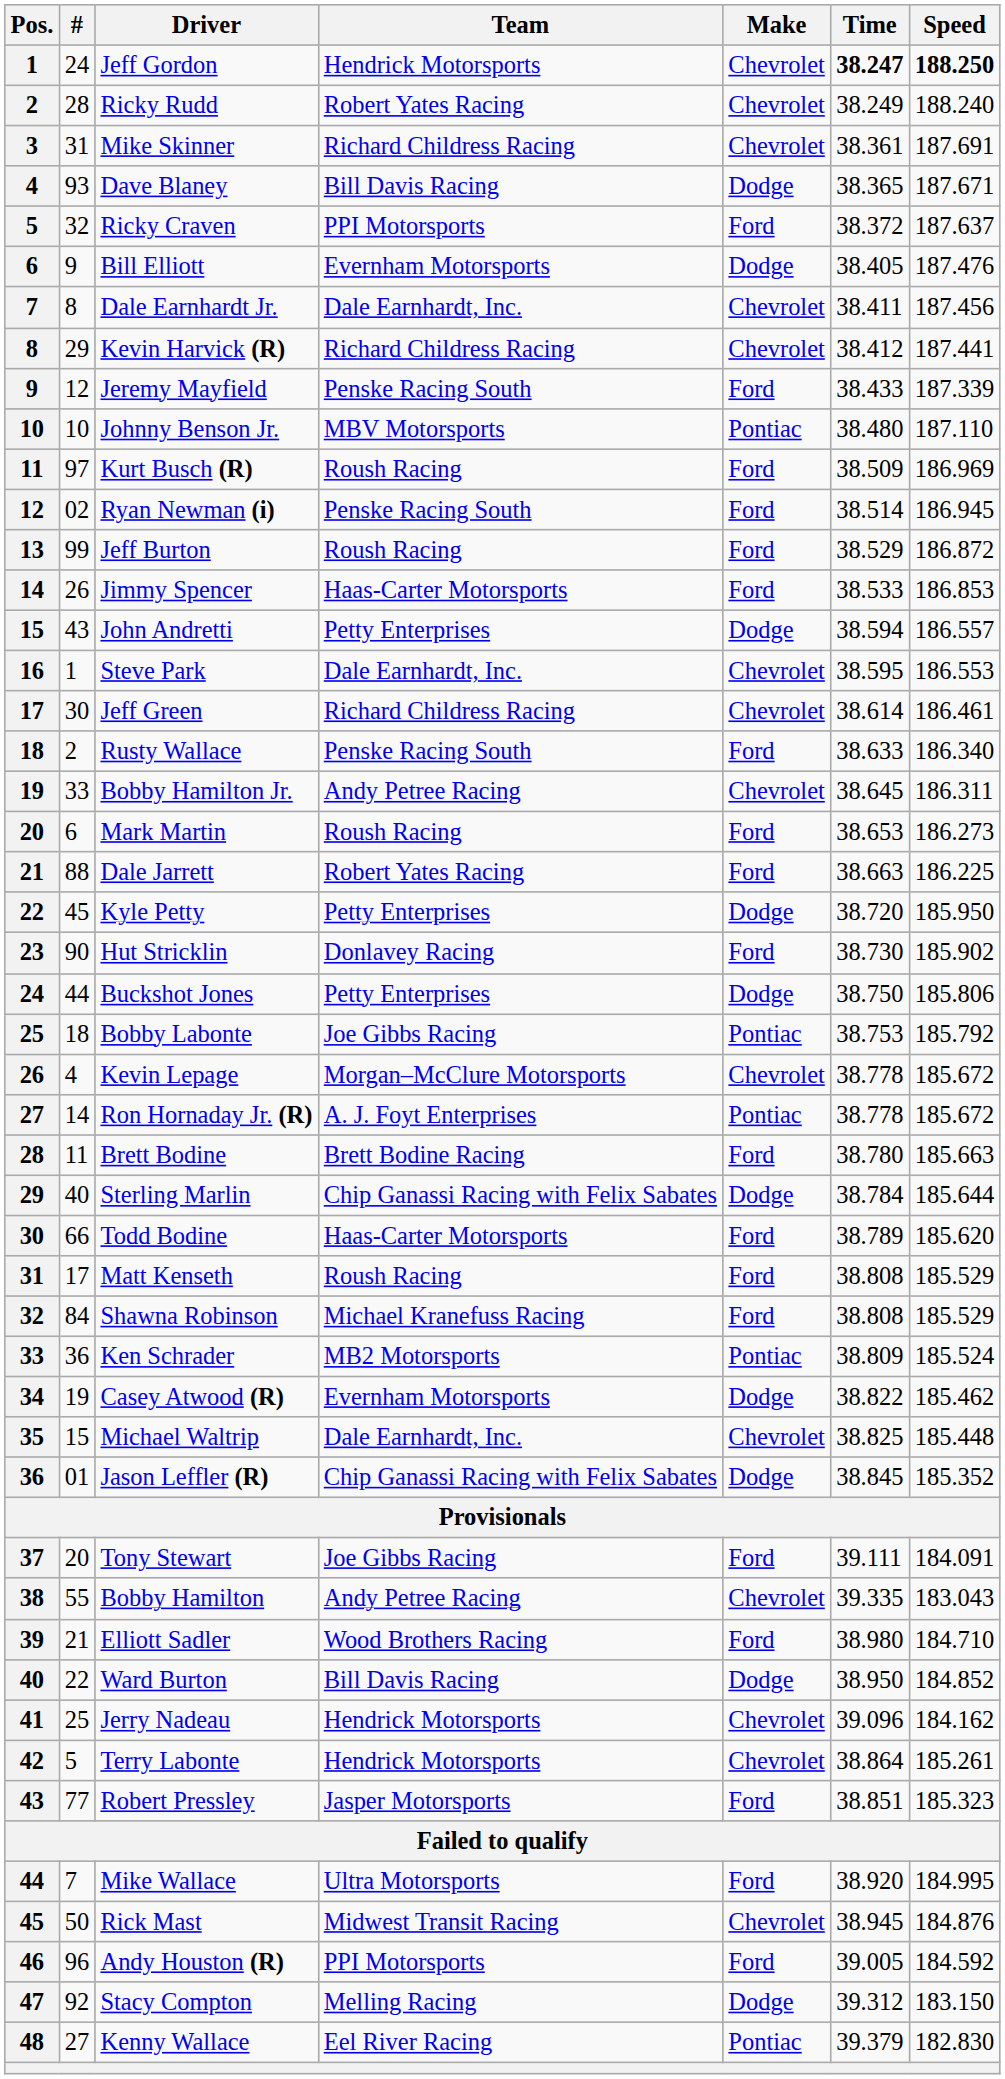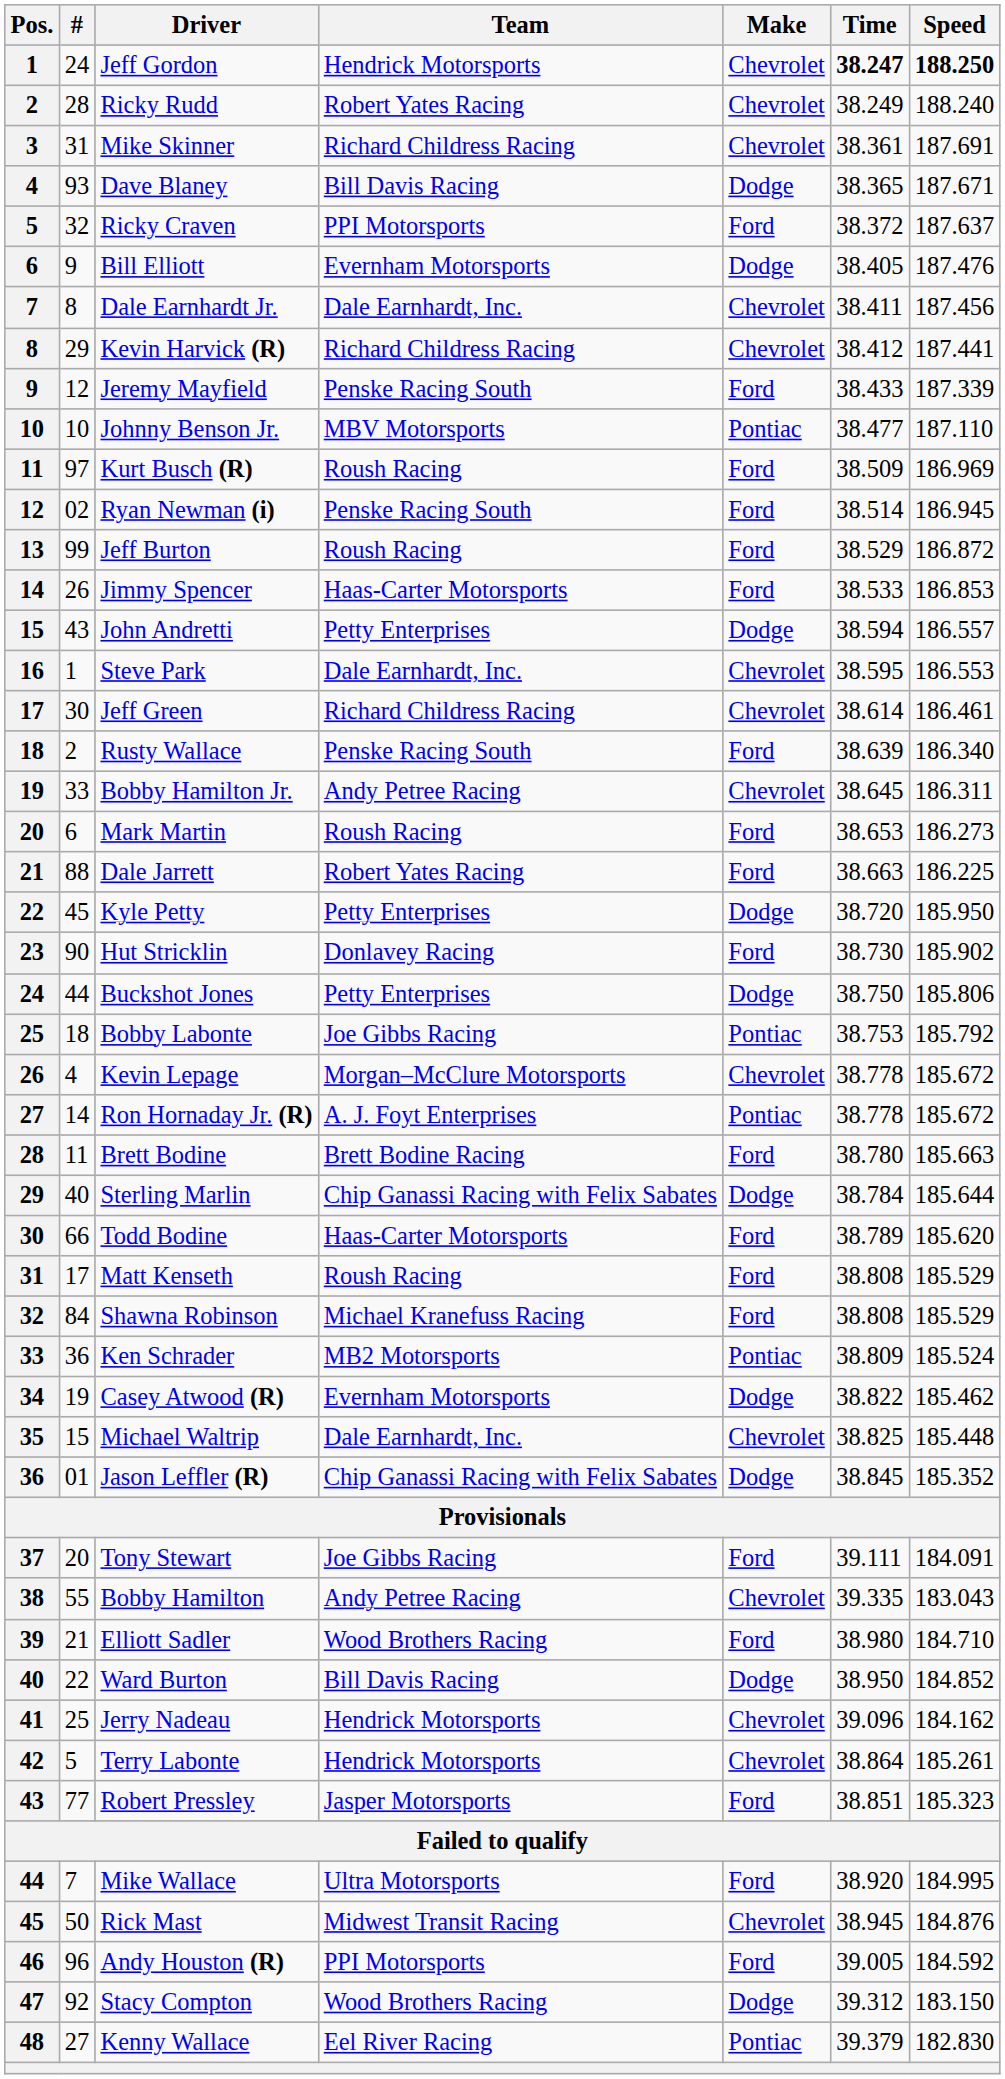(870, 428) 38.480 -> (870, 428) 38.477
(870, 751) 38.633 -> (870, 751) 38.639
(400, 2002) Melling Racing -> (436, 2002) Wood Brothers Racing
